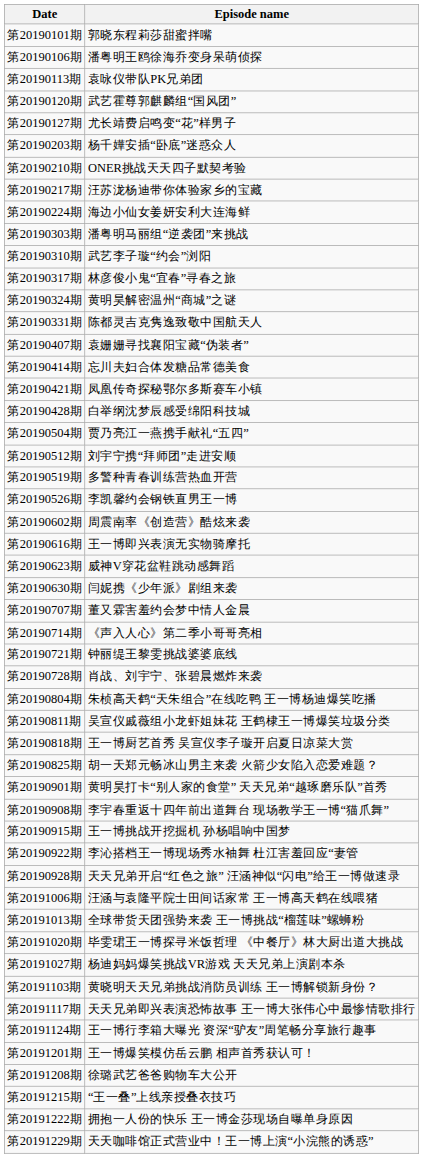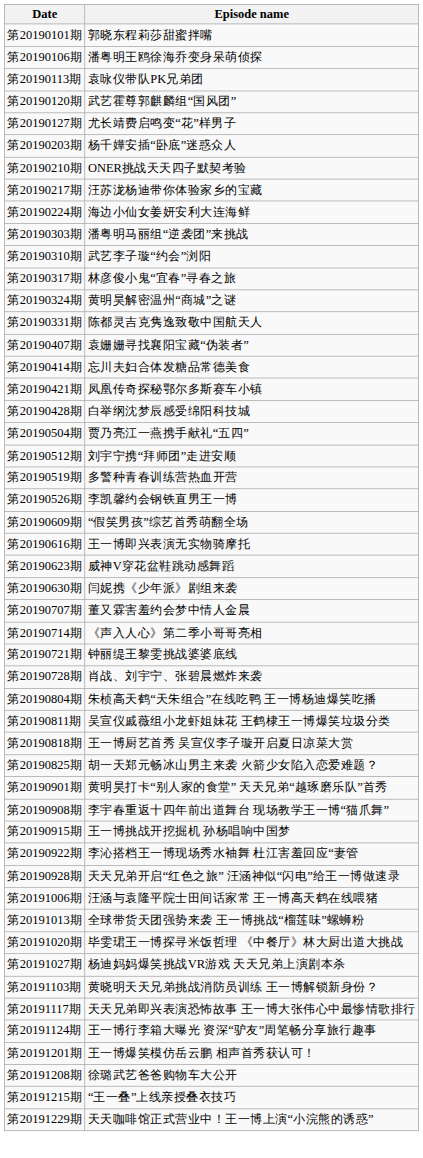- row: (45, 521)
+ row: (45, 521)
- row: (45, 1119)
